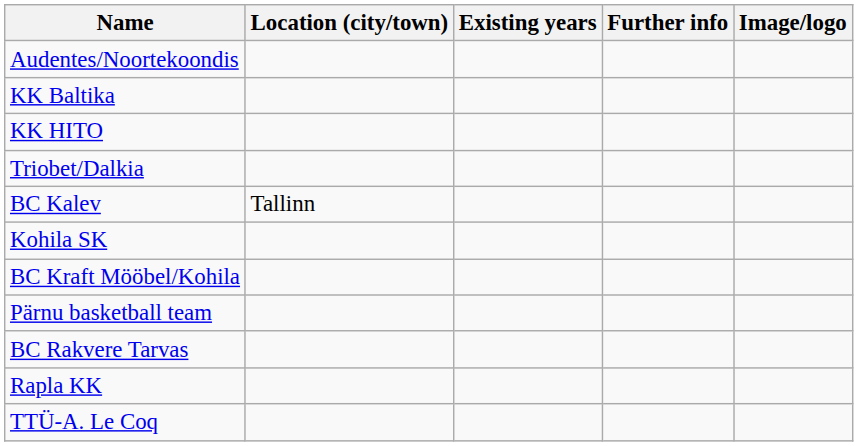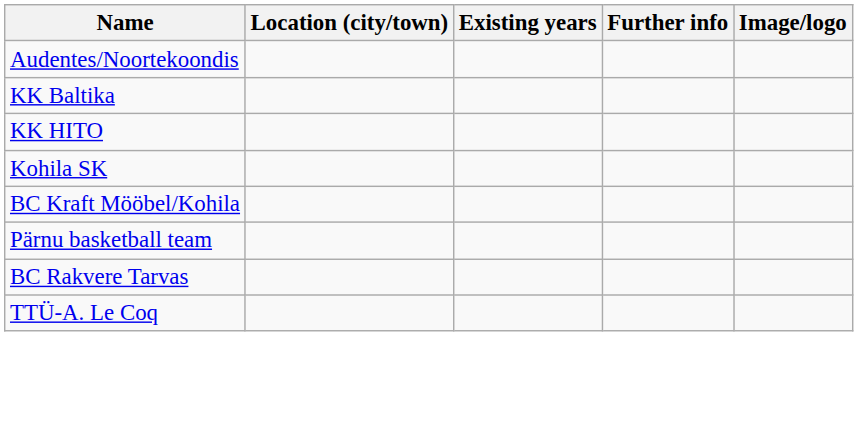- row: (77, 167)
- row: (55, 204)
- row: (56, 385)
